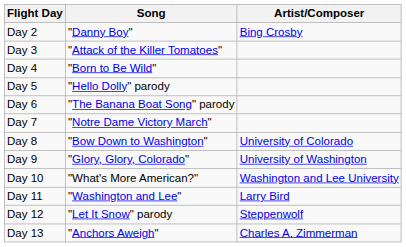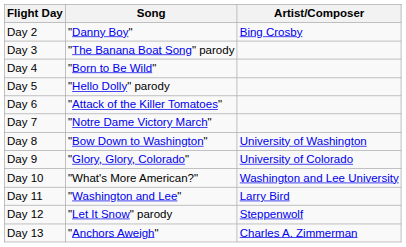(145, 50) "Attack of the Killer Tomatoes" -> (151, 50) "The Banana Boat Song" parody
(151, 104) "The Banana Boat Song" parody -> (145, 104) "Attack of the Killer Tomatoes"
(296, 141) University of Colorado -> (303, 141) University of Washington
(303, 159) University of Washington -> (296, 159) University of Colorado
